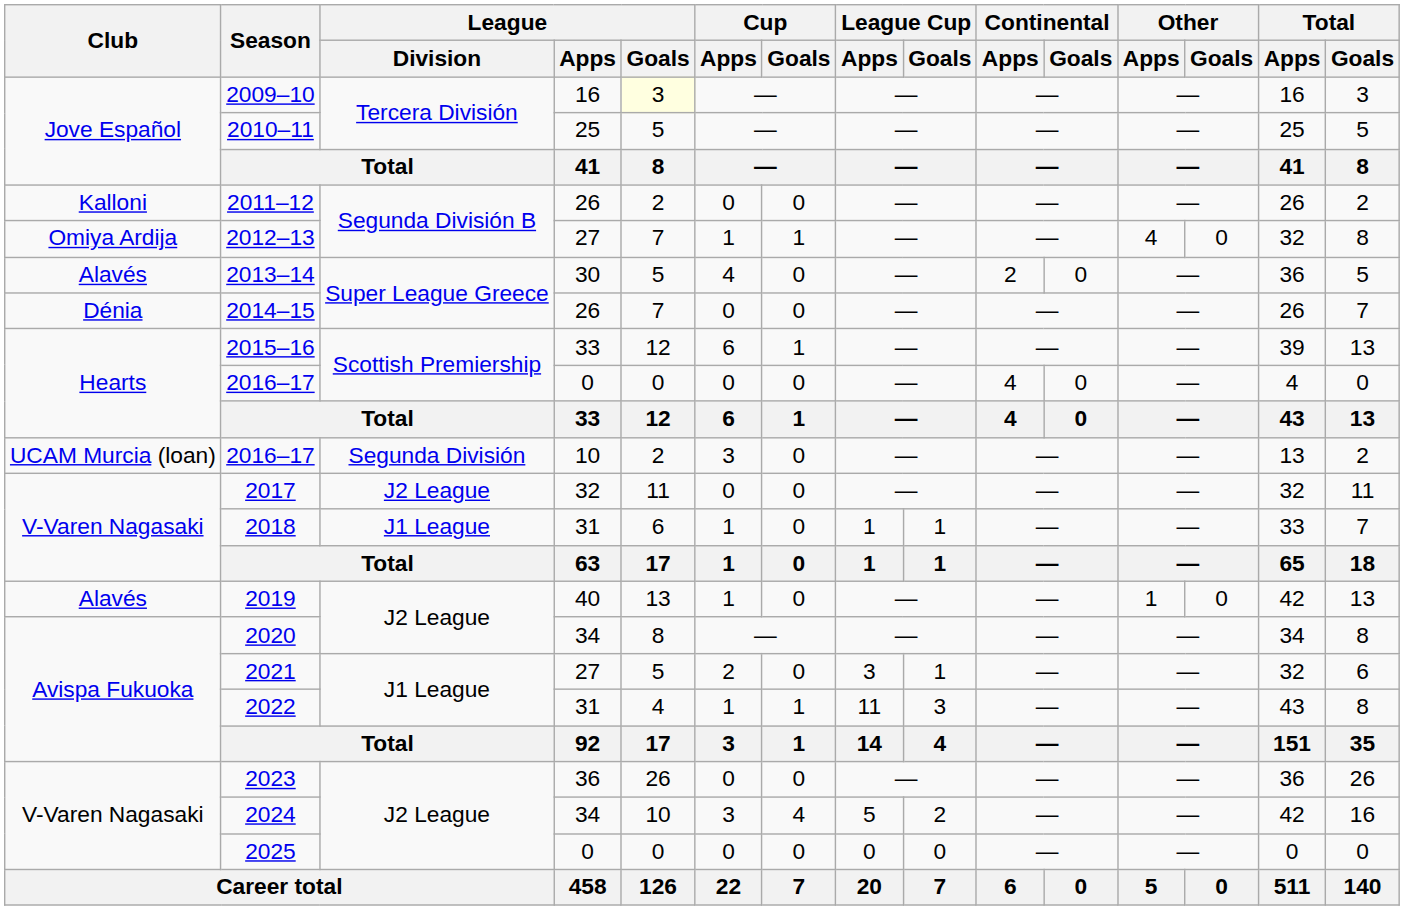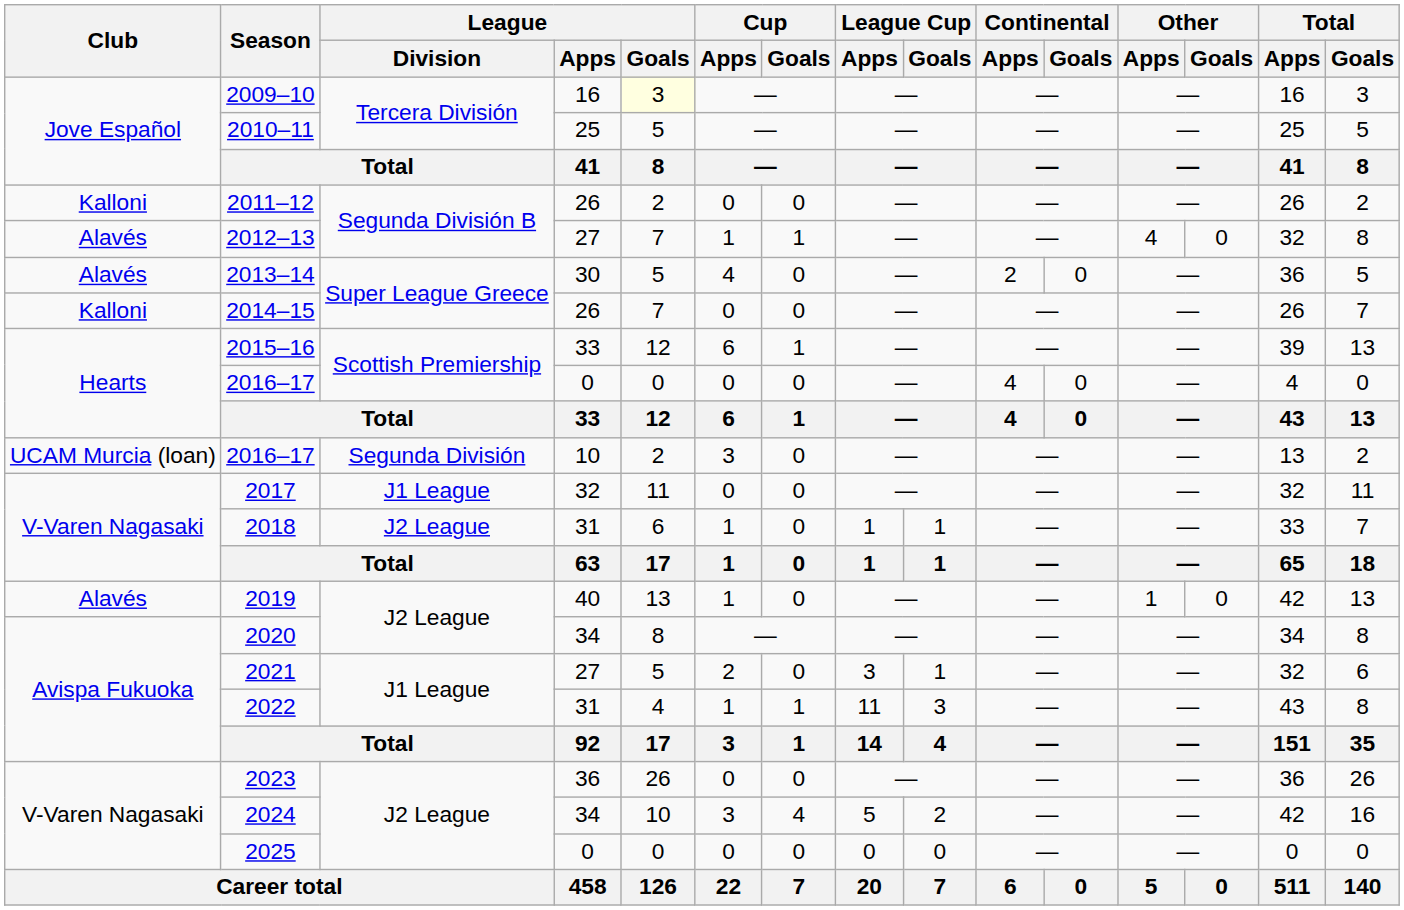(113, 238) Omiya Ardija -> (113, 238) Alavés
(113, 310) Dénia -> (113, 310) Kalloni
(437, 490) J2 League -> (437, 490) J1 League
(437, 526) J1 League -> (437, 526) J2 League
